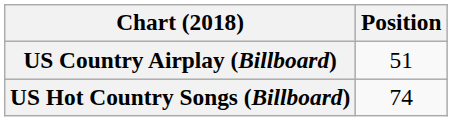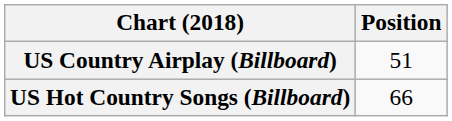(401, 97) 74 -> (401, 97) 66
